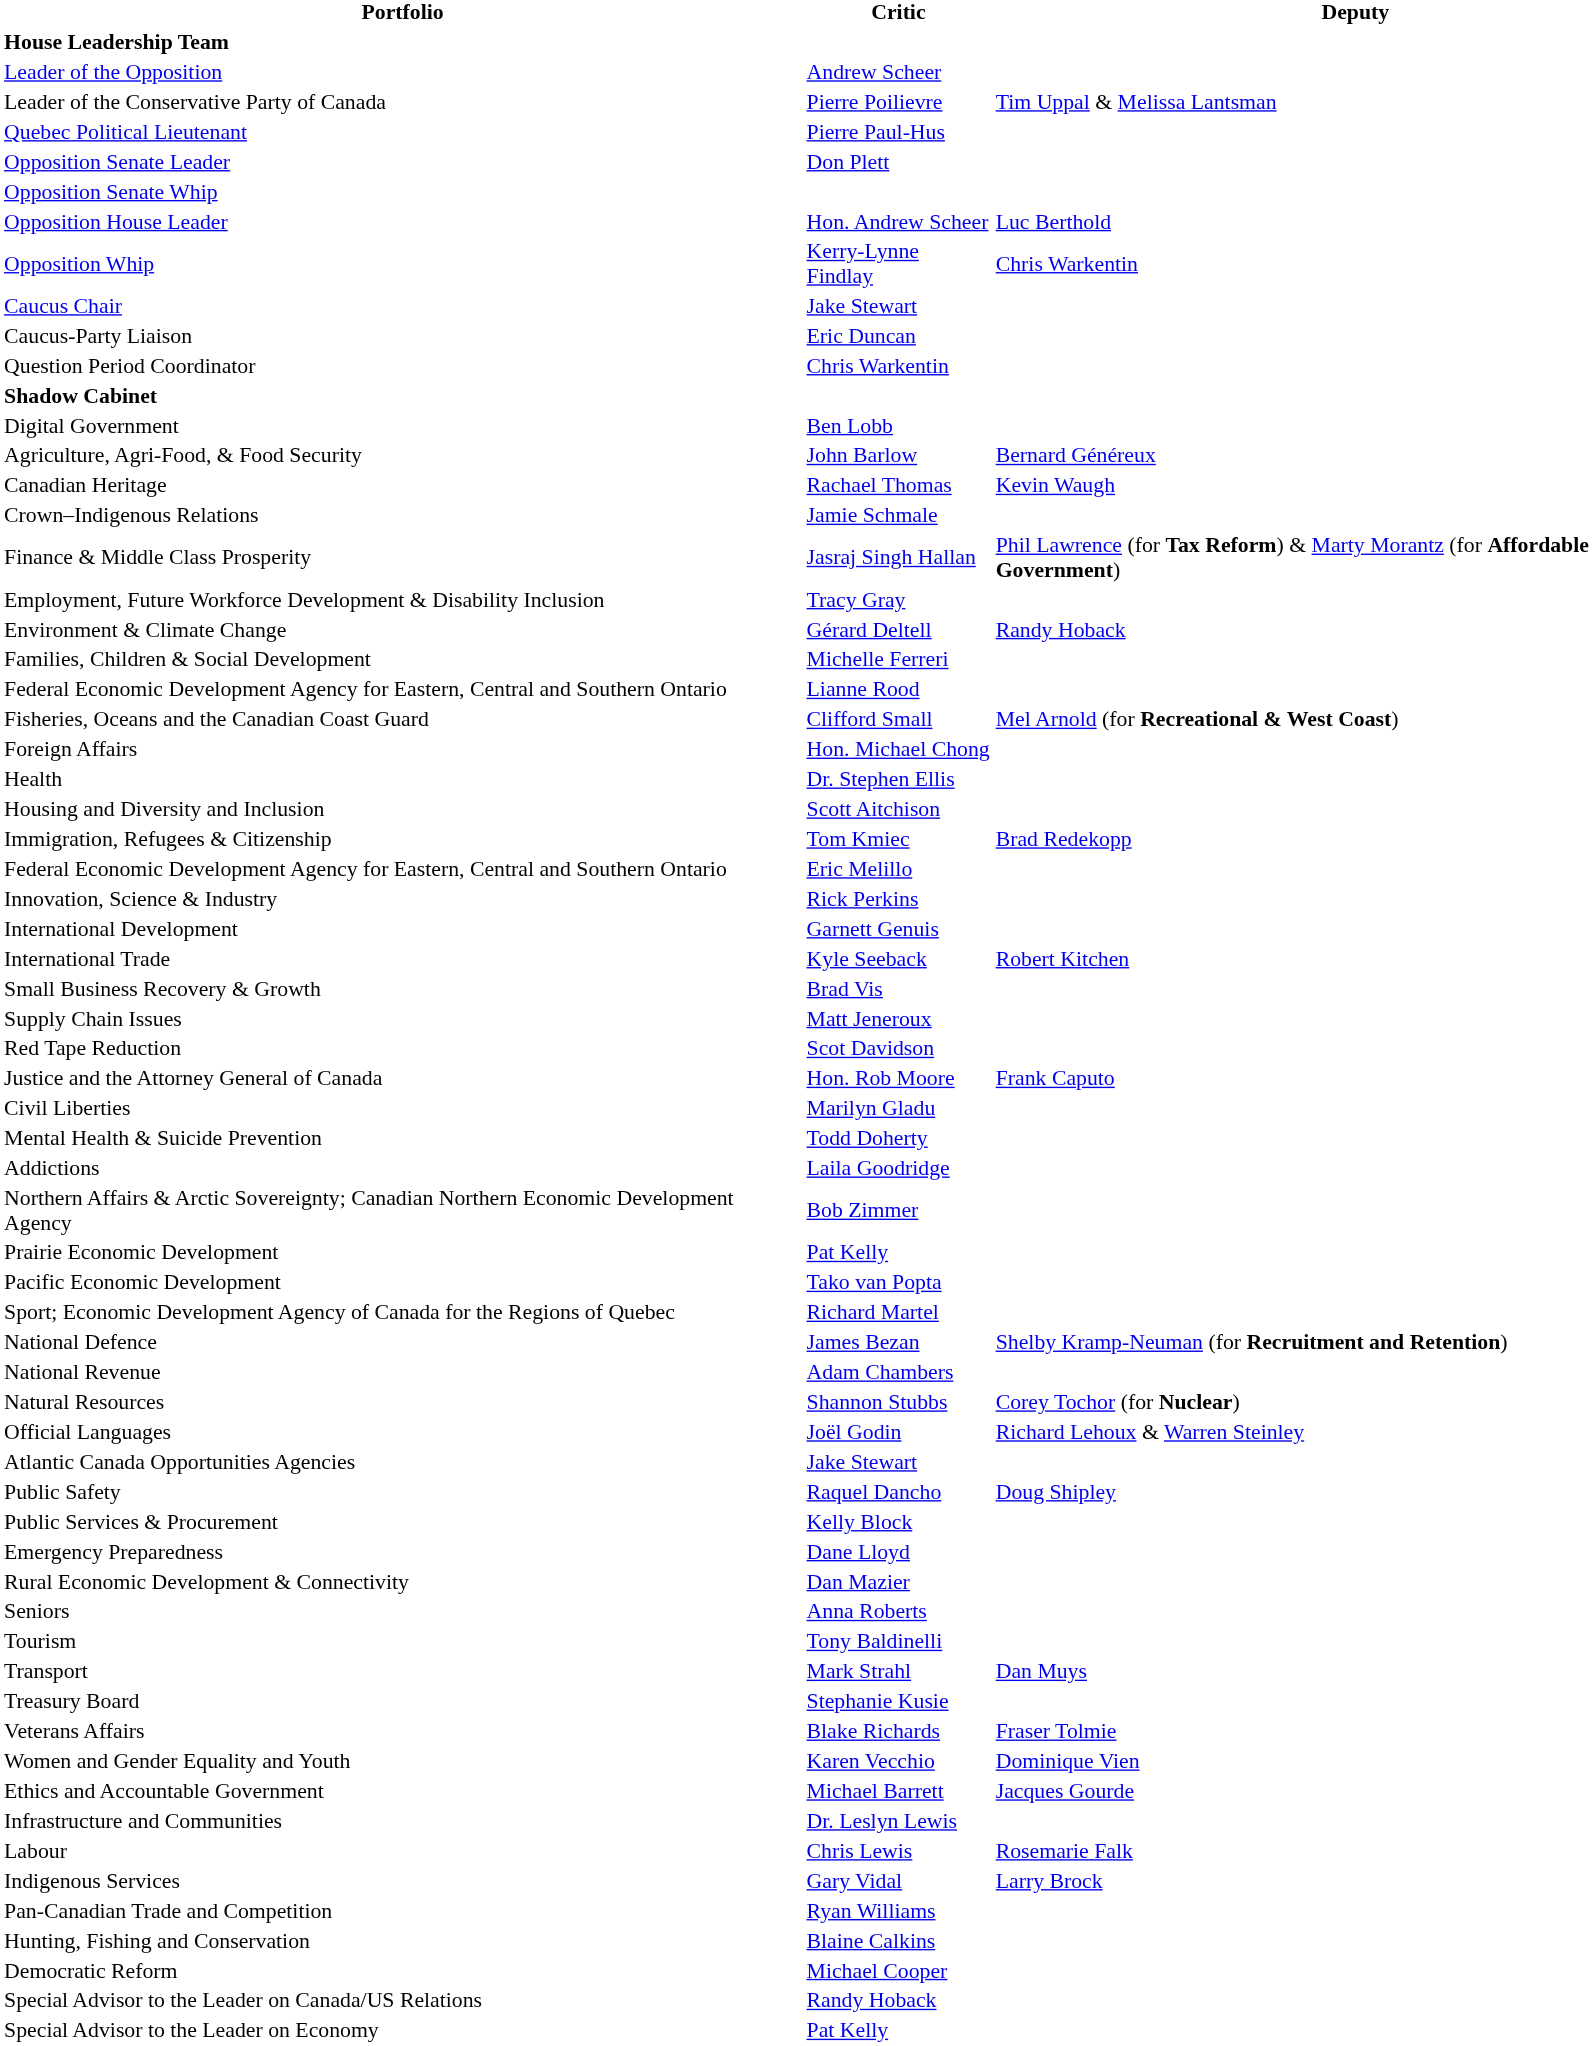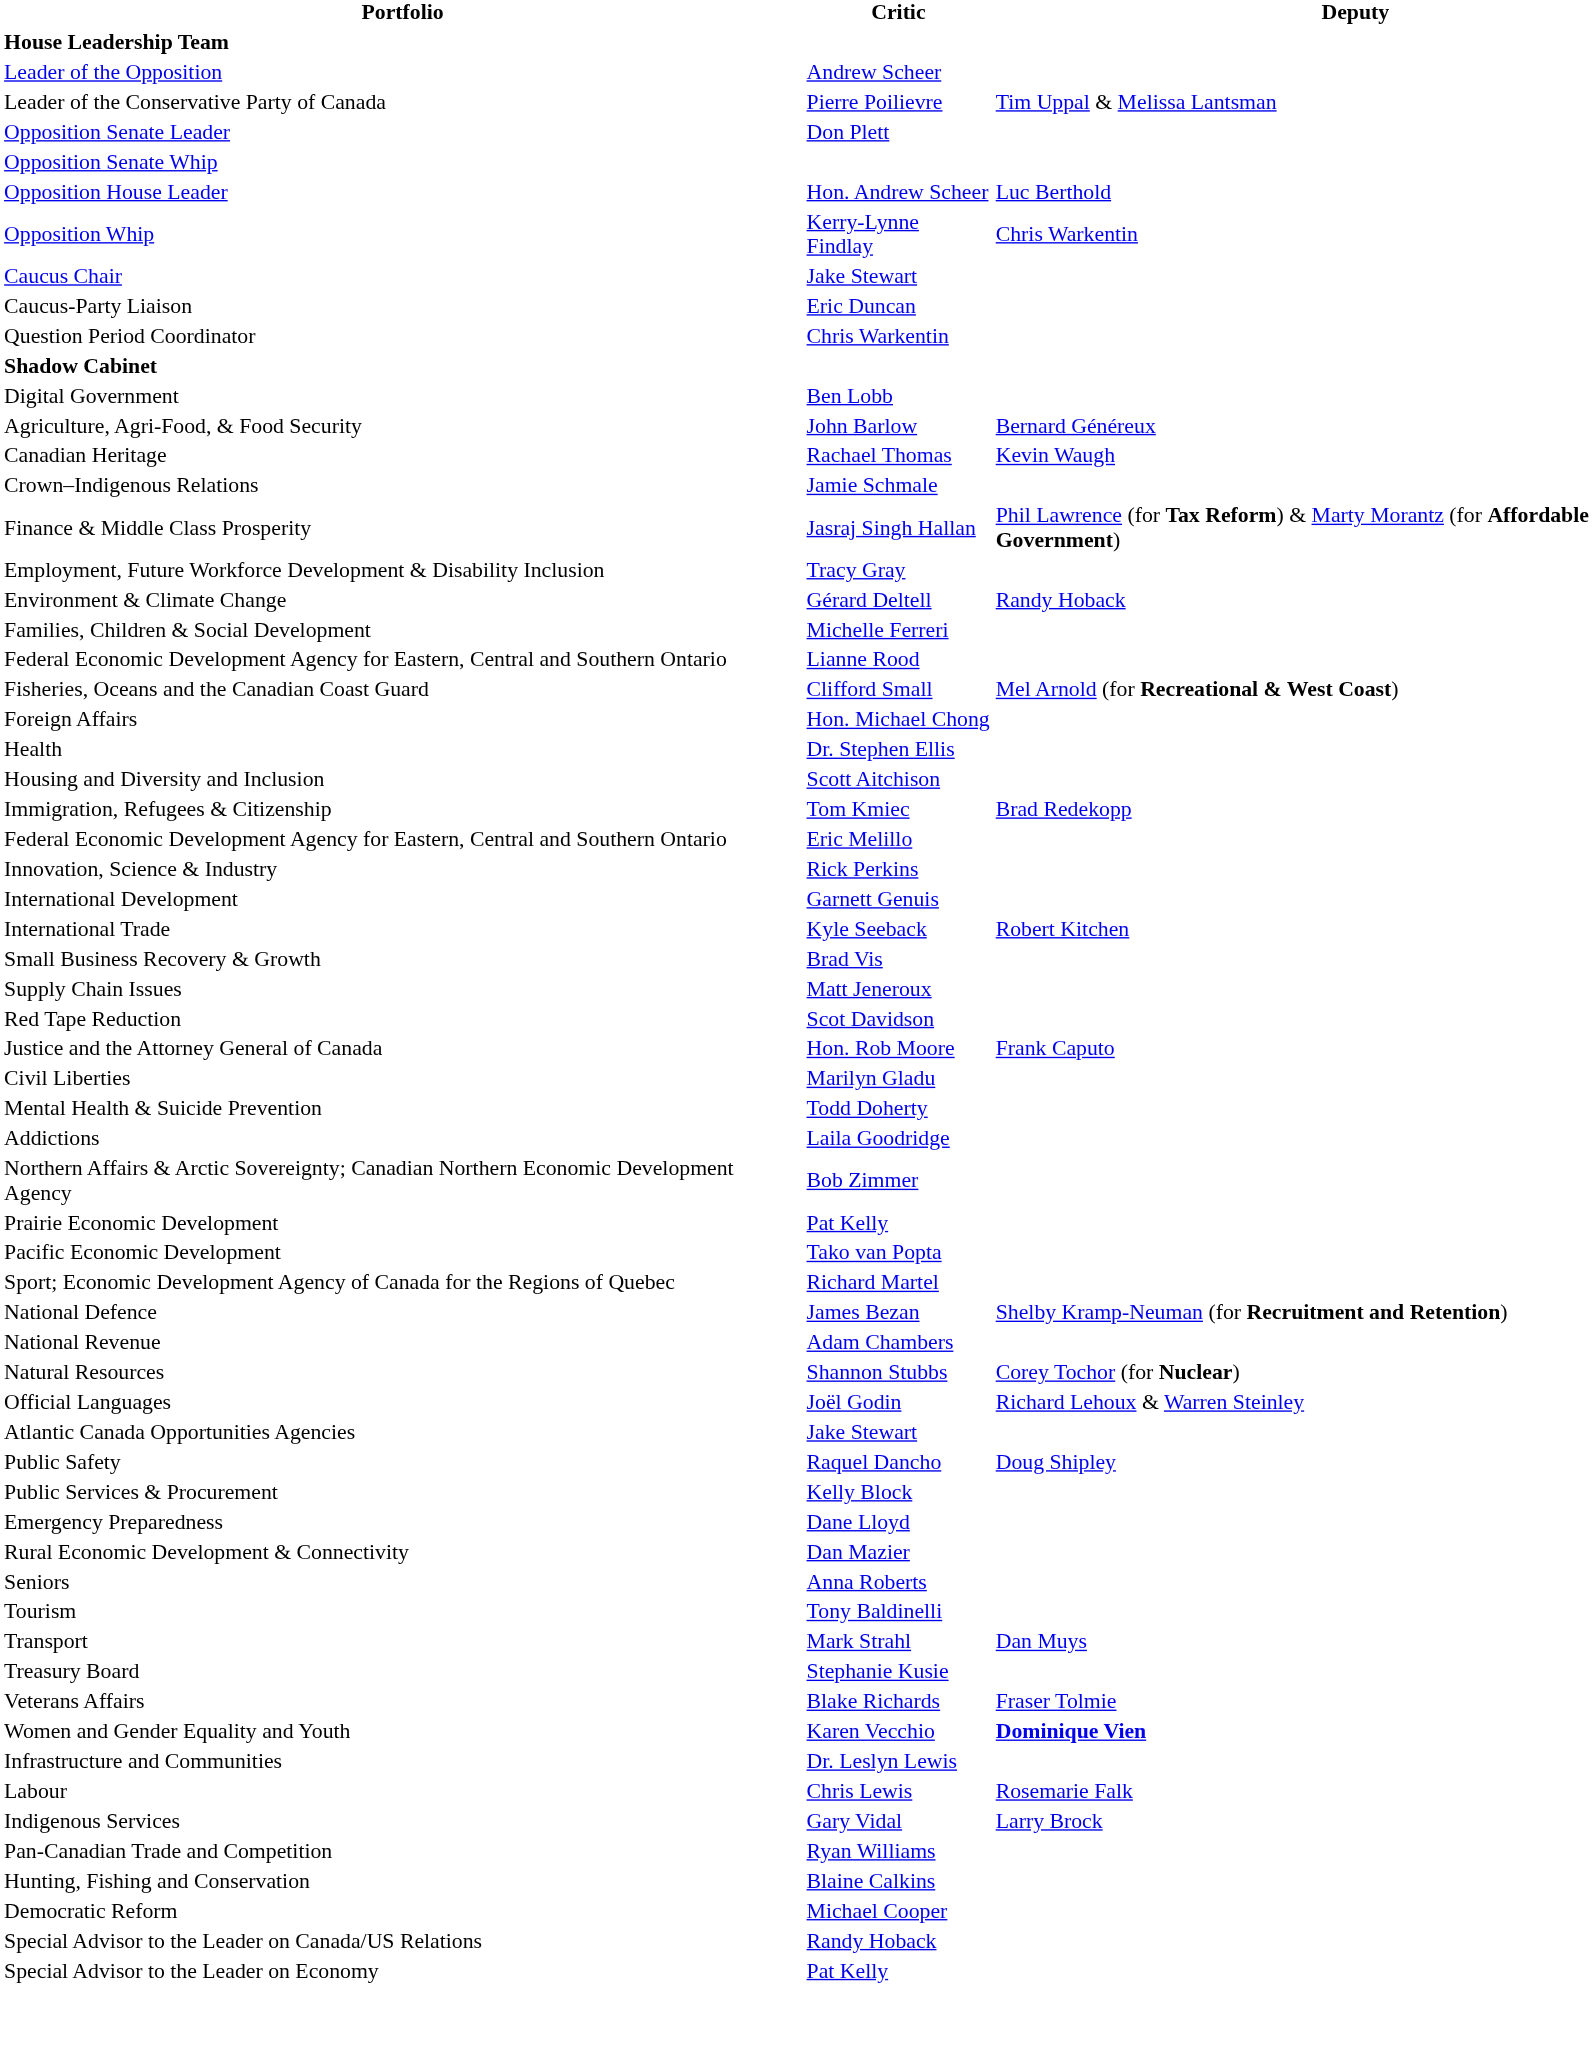- row: (126, 131)
(1068, 1761) normal -> (1071, 1731) bold
- row: (164, 1791)
